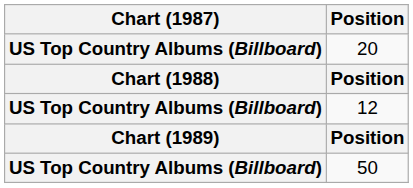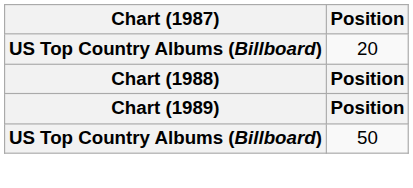- row: (367, 108)
